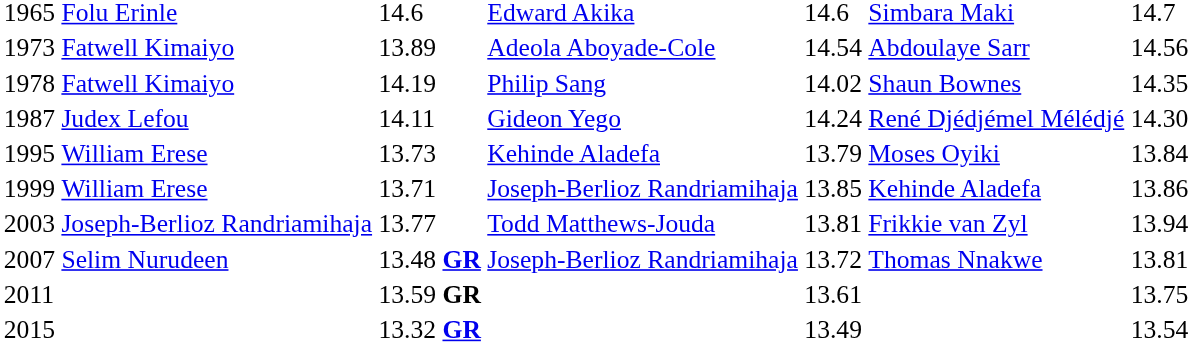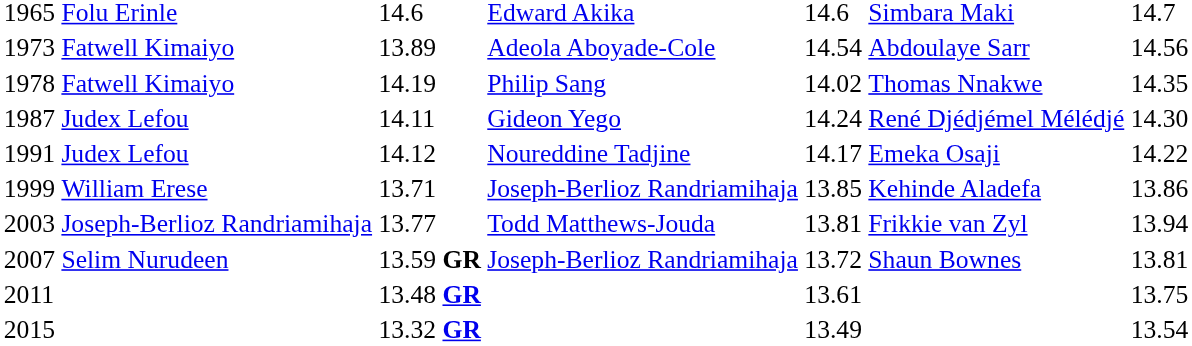(945, 83) Shaun Bownes -> (955, 83) Thomas Nnakwe
+ row: (29, 153)
- row: (29, 153)
(430, 259) 13.48 GR -> (430, 259) 13.59 GR
(955, 259) Thomas Nnakwe -> (945, 259) Shaun Bownes
(430, 294) 13.59 GR -> (430, 294) 13.48 GR
